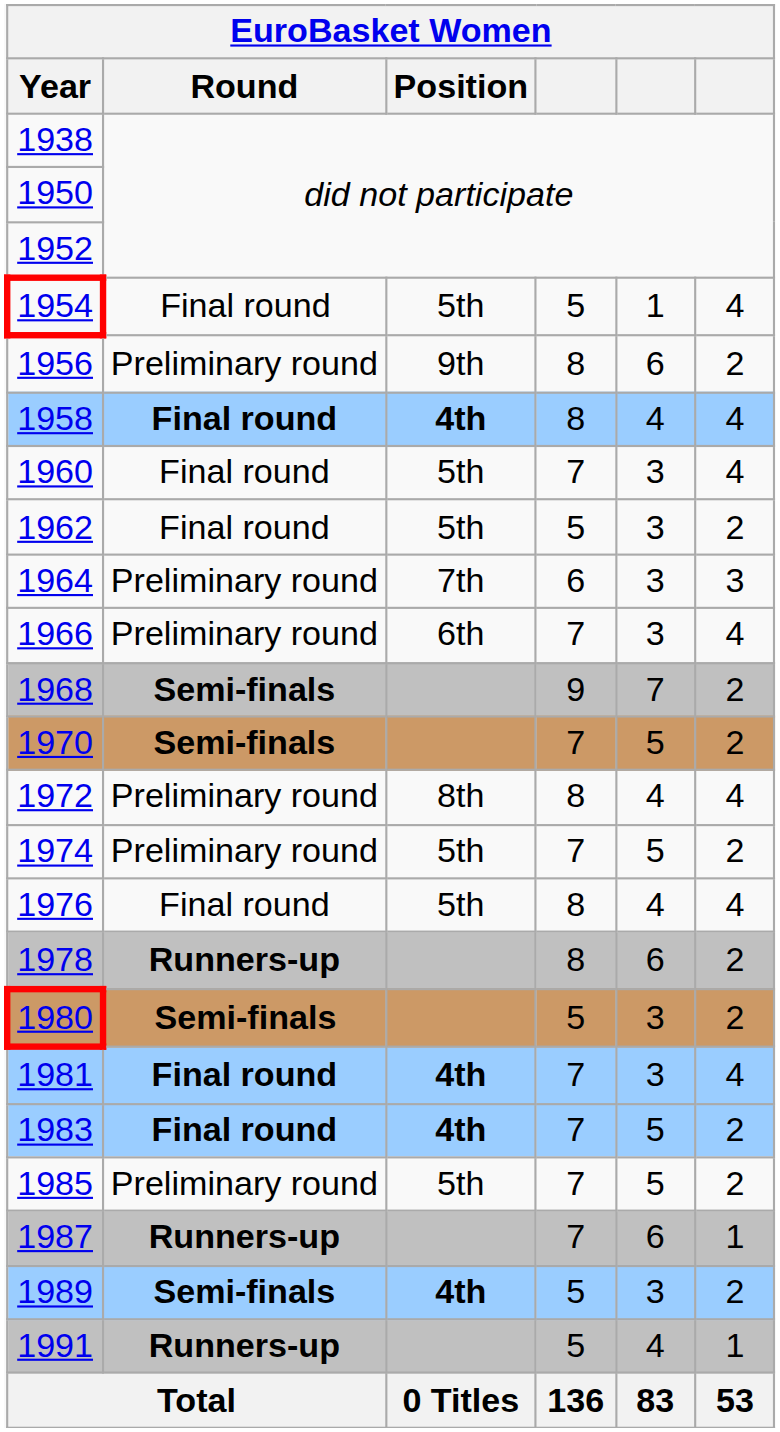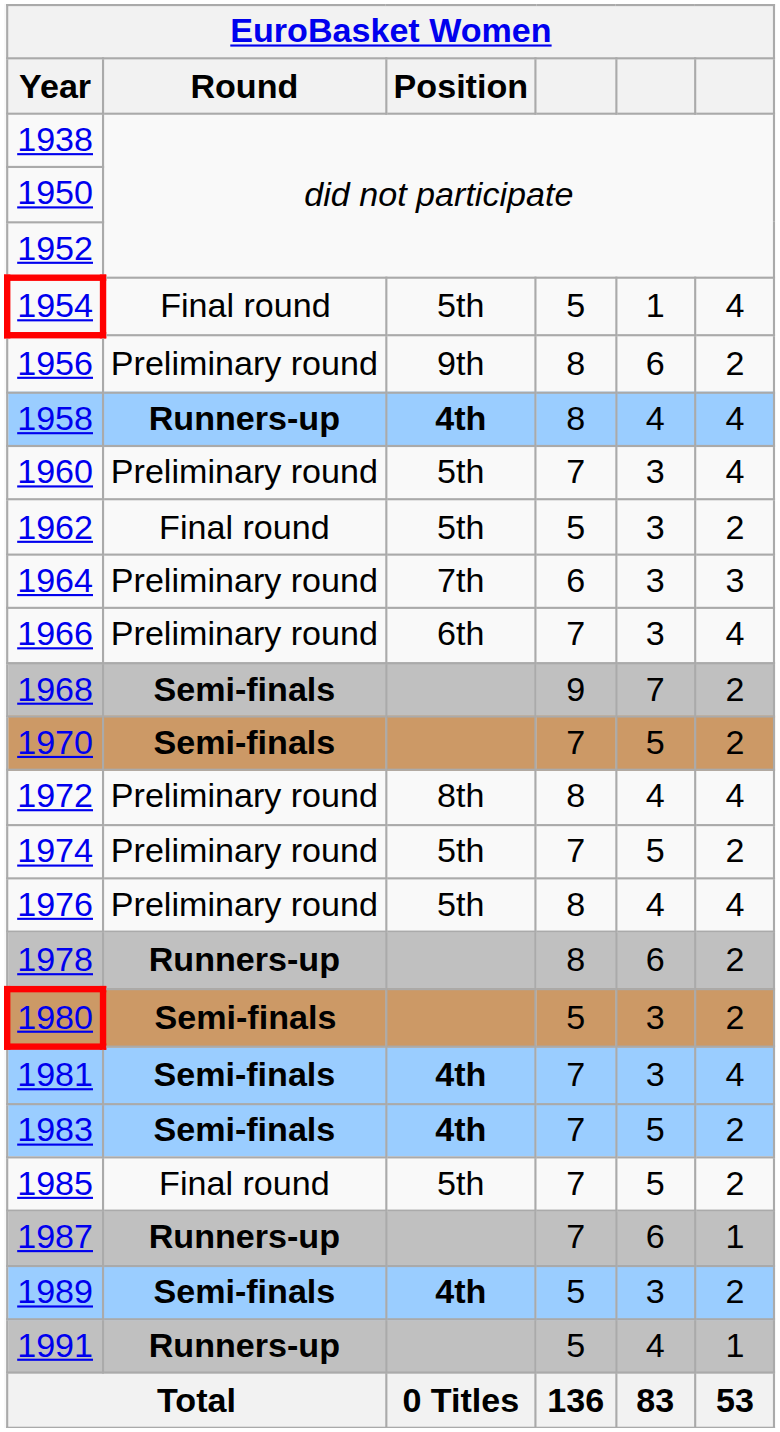(244, 418) Final round -> (244, 418) Runners-up
(244, 472) Final round -> (244, 472) Preliminary round
(244, 904) Final round -> (244, 904) Preliminary round
(244, 1074) Final round -> (244, 1074) Semi-finals
(244, 1129) Final round -> (244, 1129) Semi-finals
(244, 1183) Preliminary round -> (244, 1183) Final round
